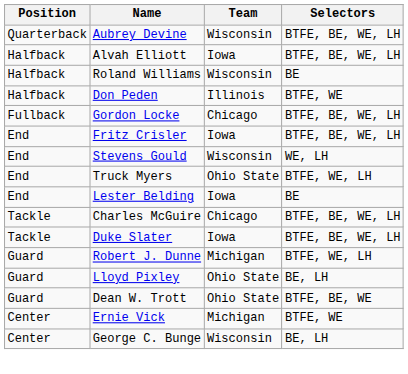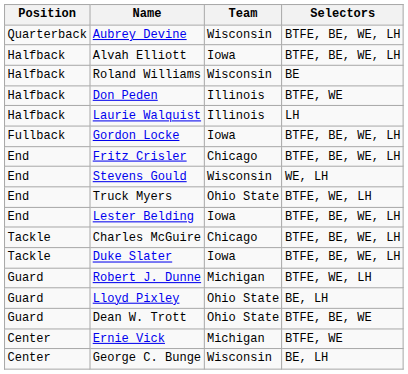+ row: (147, 116)
(232, 116) Chicago -> (221, 136) Iowa
(221, 136) Iowa -> (232, 156) Chicago
(292, 197) BE -> (343, 217) BTFE, BE, WE, LH
